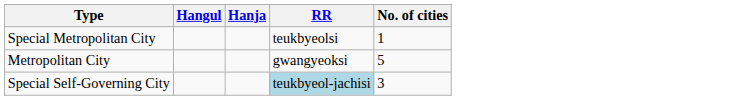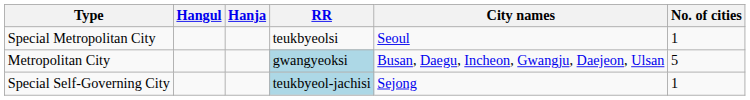+ column: (521, 15)
(310, 60) no background -> (310, 60) lightblue background
(381, 83) 3 -> (675, 83) 1
